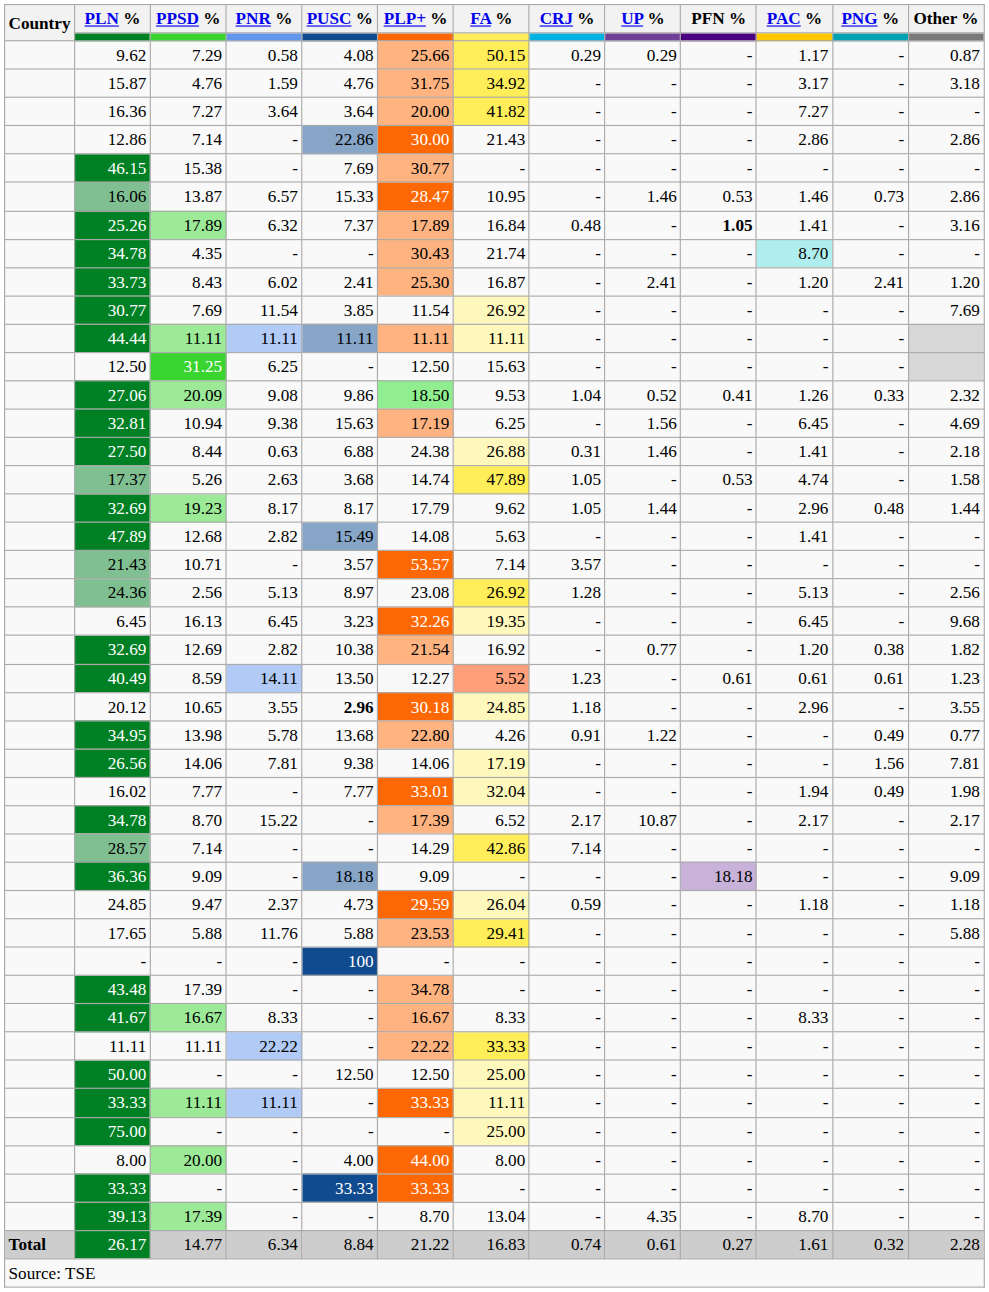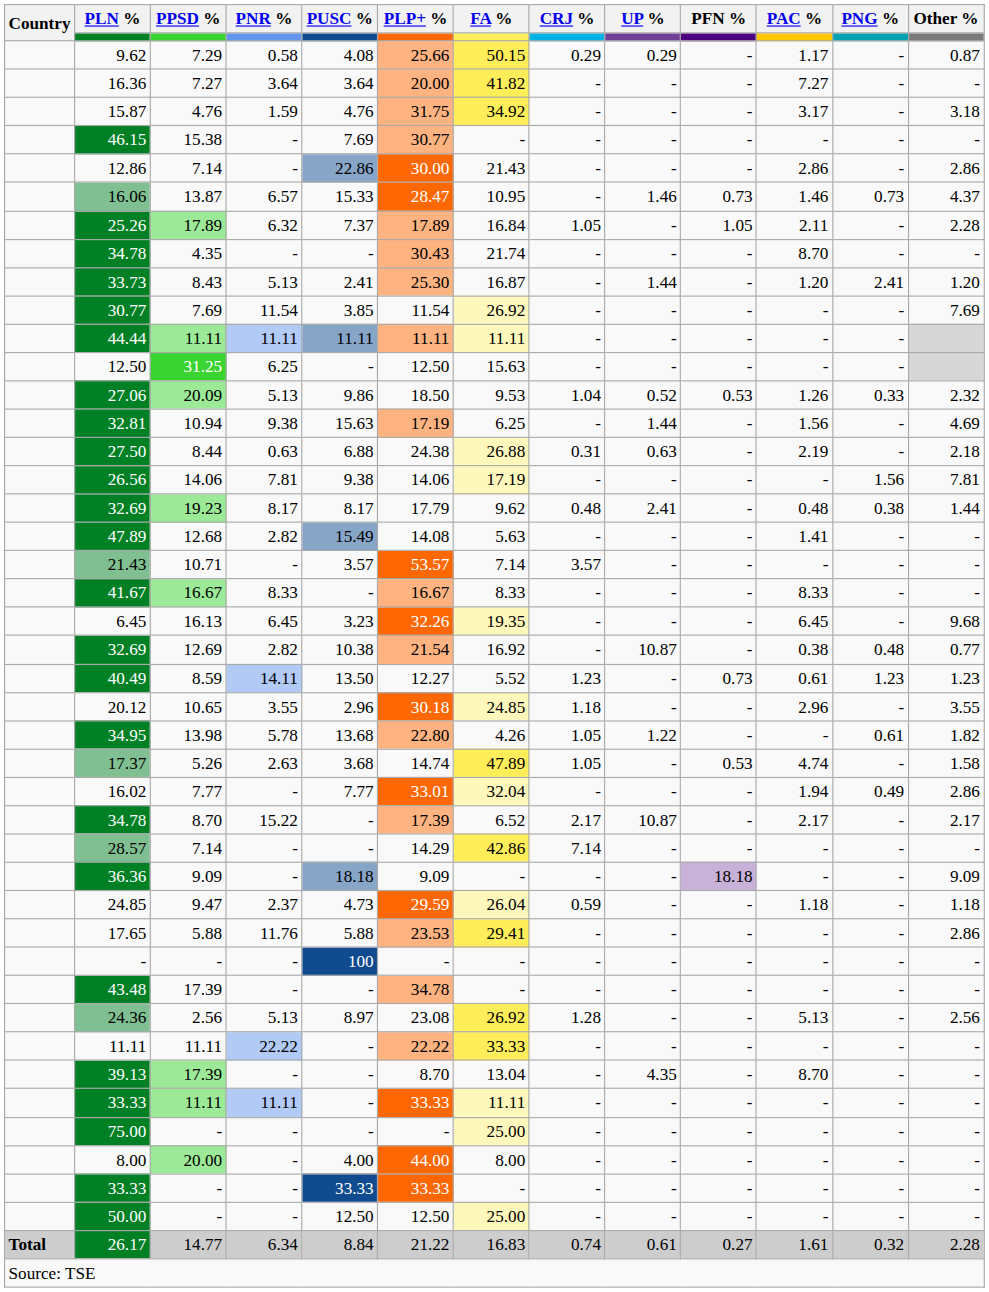rows swapped: (127, 111) <-> (127, 83)
rows swapped: (127, 140) <-> (127, 168)
(738, 196) 0.53 -> (738, 196) 0.73
(965, 196) 2.86 -> (965, 196) 4.37
(586, 225) 0.48 -> (586, 225) 1.05
(738, 225) bold -> (738, 225) normal
(813, 225) 1.41 -> (814, 225) 2.11
(965, 225) 3.16 -> (965, 225) 2.28
(813, 253) paleturquoise background -> (813, 253) no background
(283, 281) 6.02 -> (283, 281) 5.13
(662, 281) 2.41 -> (662, 281) 1.44
(283, 394) 9.08 -> (283, 394) 5.13
(430, 394) lightgreen background -> (430, 394) no background
(738, 394) 0.41 -> (738, 394) 0.53
(662, 423) 1.56 -> (662, 423) 1.44
(813, 423) 6.45 -> (813, 423) 1.56
(662, 451) 1.46 -> (662, 451) 0.63
(813, 451) 1.41 -> (813, 451) 2.19
rows swapped: (127, 479) <-> (127, 763)
(586, 508) 1.05 -> (586, 508) 0.48
(662, 508) 1.44 -> (662, 508) 2.41
(813, 508) 2.96 -> (813, 508) 0.48
(889, 508) 0.48 -> (889, 508) 0.38
rows swapped: (127, 593) <-> (127, 1018)
(662, 649) 0.77 -> (657, 649) 10.87
(813, 649) 1.20 -> (813, 649) 0.38
(889, 649) 0.38 -> (889, 649) 0.48
(965, 649) 1.82 -> (965, 649) 0.77
(510, 678) lightsalmon background -> (510, 678) no background
(738, 678) 0.61 -> (738, 678) 0.73
(889, 678) 0.61 -> (889, 678) 1.23
(359, 706) bold -> (359, 706) normal
(586, 734) 0.91 -> (586, 734) 1.05
(889, 734) 0.49 -> (889, 734) 0.61
(965, 734) 0.77 -> (965, 734) 1.82
(965, 791) 1.98 -> (965, 791) 2.86
(965, 933) 5.88 -> (965, 933) 2.86
rows swapped: (127, 1216) <-> (127, 1074)
